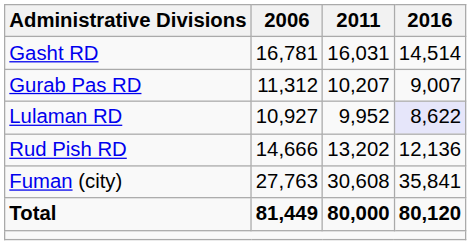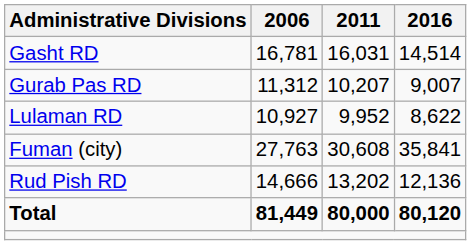(436, 117) lavender background -> (436, 117) no background
rows swapped: (68, 149) <-> (66, 181)
